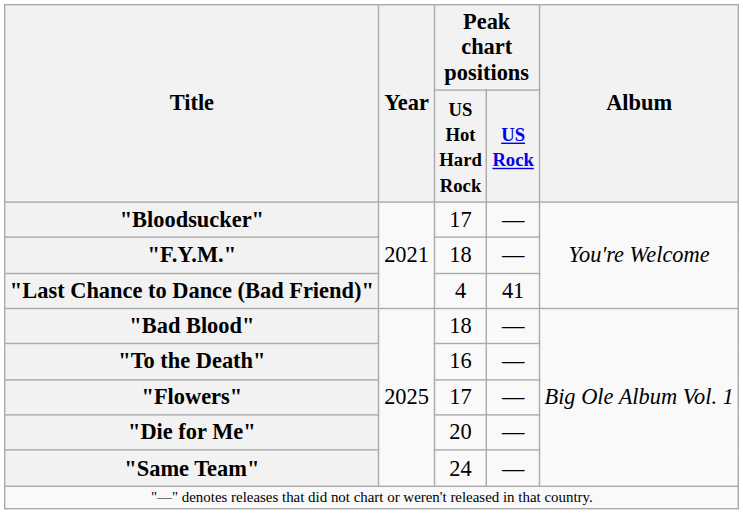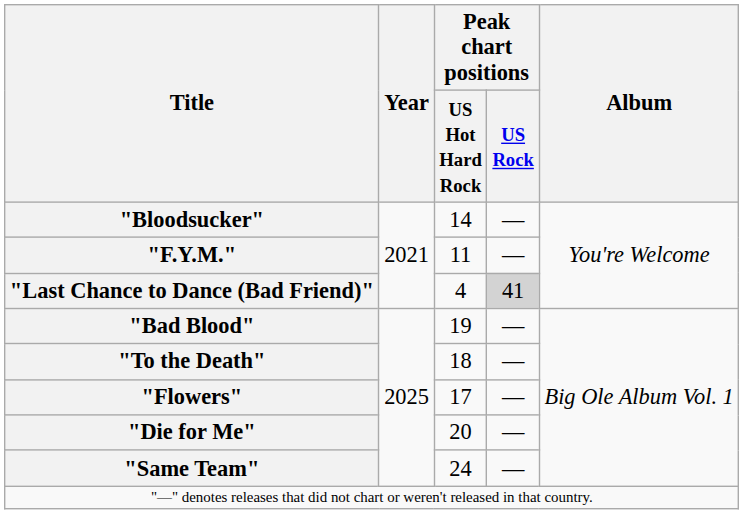(461, 219) 17 -> (461, 219) 14
(461, 254) 18 -> (461, 254) 11
(513, 290) no background -> (513, 290) lightgrey background
(461, 325) 18 -> (461, 325) 19
(461, 361) 16 -> (461, 361) 18
